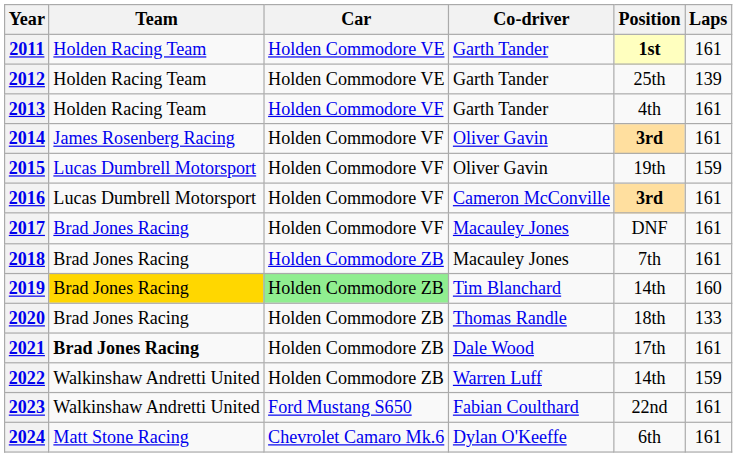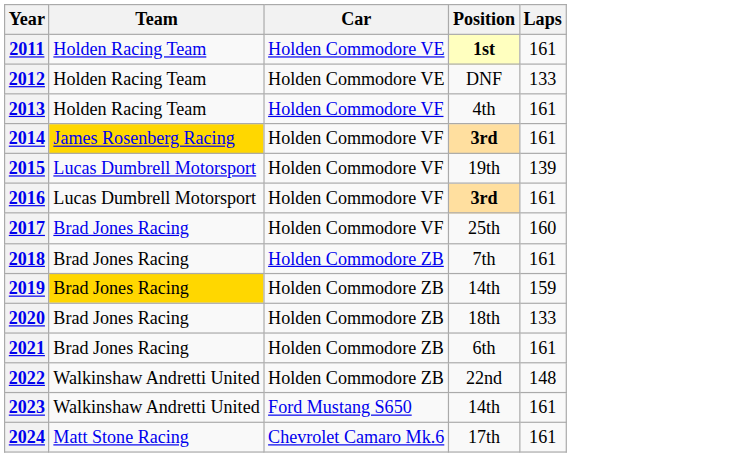- column: (531, 19)
(650, 79) 25th -> (484, 79) DNF
(708, 79) 139 -> (543, 79) 133
(144, 138) no background -> (144, 138) gold background
(708, 168) 159 -> (543, 168) 139
(650, 228) DNF -> (484, 228) 25th
(708, 228) 161 -> (543, 228) 160
(356, 288) lightgreen background -> (356, 288) no background
(708, 288) 160 -> (543, 288) 159
(126, 347) bold -> (121, 347) normal
(650, 347) 17th -> (484, 347) 6th
(650, 377) 14th -> (484, 377) 22nd
(708, 377) 159 -> (543, 377) 148
(650, 407) 22nd -> (484, 407) 14th
(650, 437) 6th -> (484, 437) 17th
